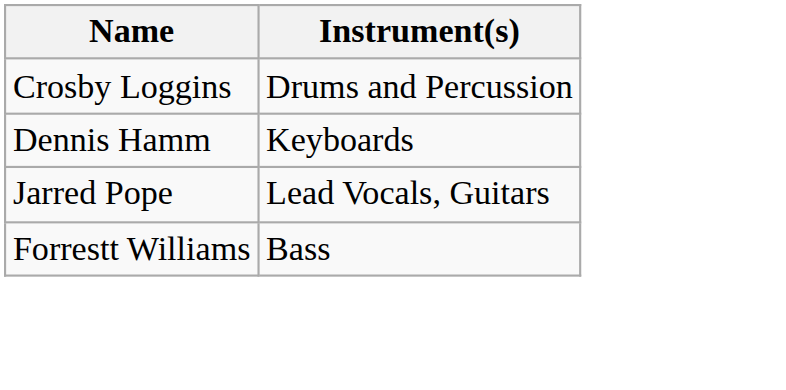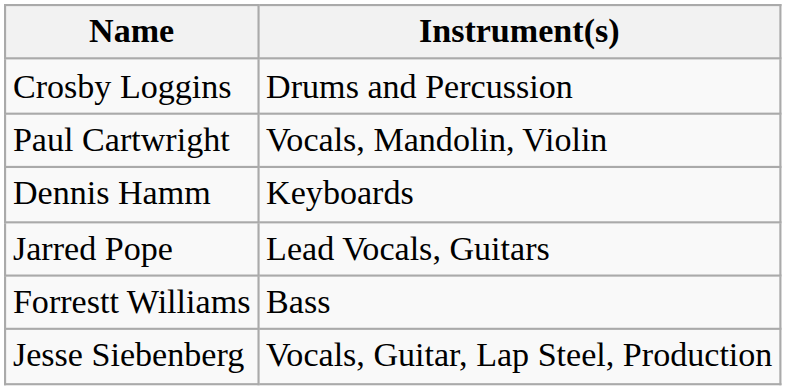+ row: (121, 139)
+ row: (129, 355)
